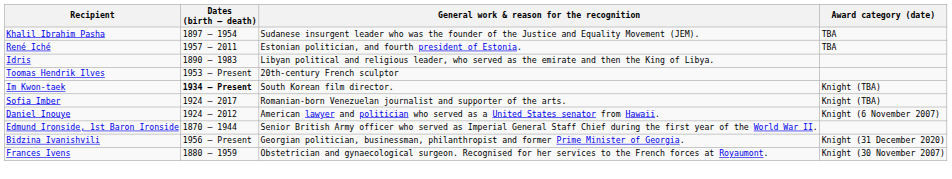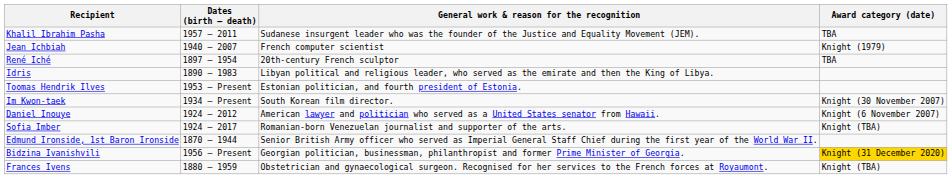(210, 34) 1897 – 1954 -> (210, 34) 1957 – 2011
+ row: (36, 47)
(210, 47) 1957 – 2011 -> (210, 60) 1897 – 1954
(391, 47) Estonian politician, and fourth president of Estonia. -> (330, 60) 20th-century French sculptor
(330, 74) 20th-century French sculptor -> (391, 87) Estonian politician, and fourth president of Estonia.
(217, 87) bold -> (217, 101) normal
(851, 87) Knight (TBA) -> (883, 101) Knight (30 November 2007)
rows swapped: (33, 101) <-> (38, 114)
(883, 141) no background -> (883, 154) gold background
(883, 154) Knight (30 November 2007) -> (851, 167) Knight (TBA)
